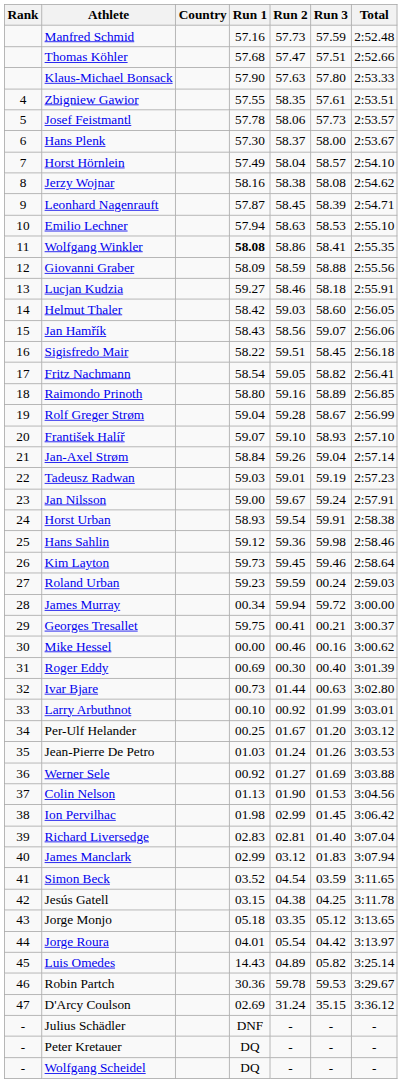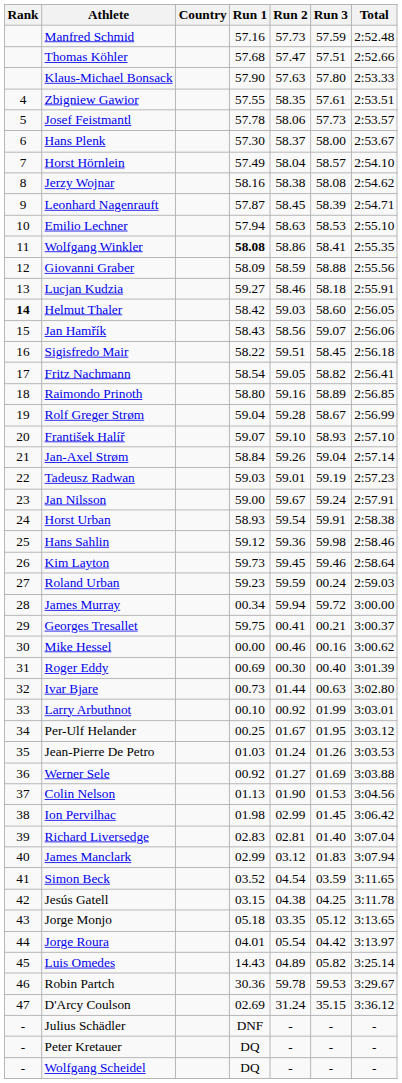(23, 309) normal -> (23, 309) bold
(331, 731) 01.20 -> (331, 731) 01.95
